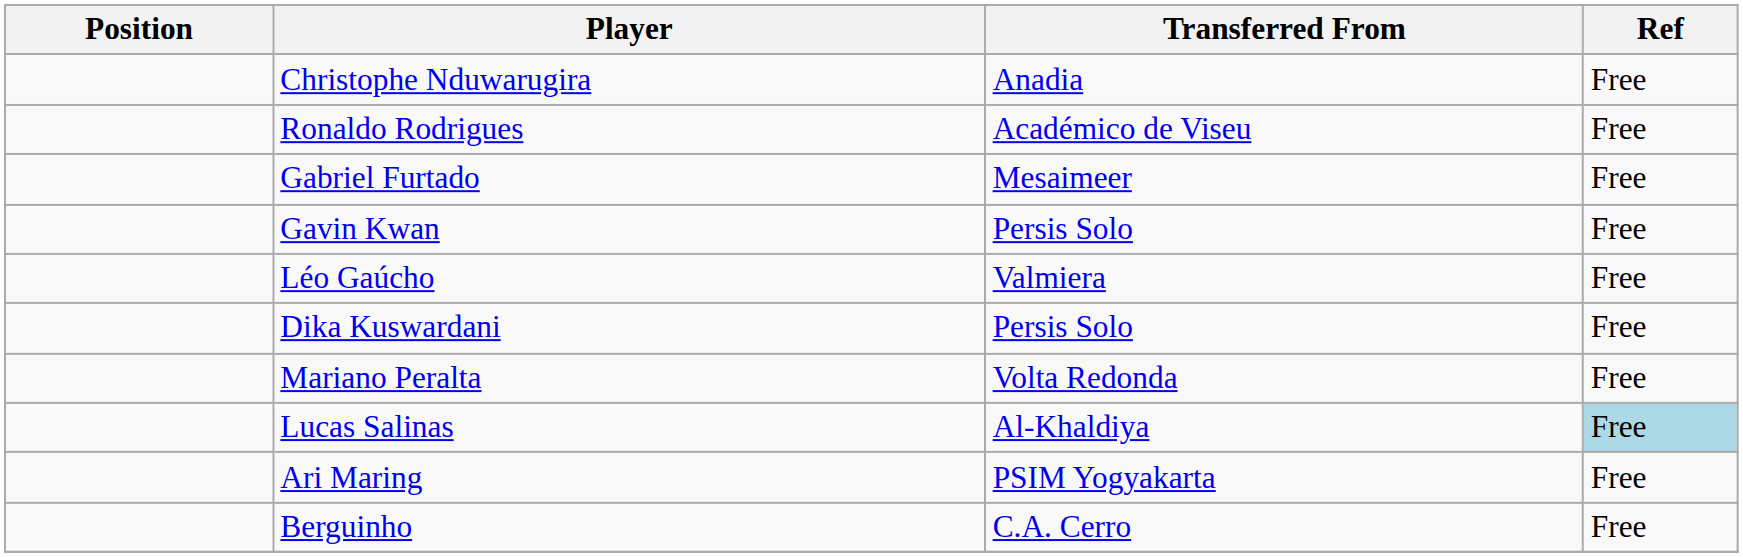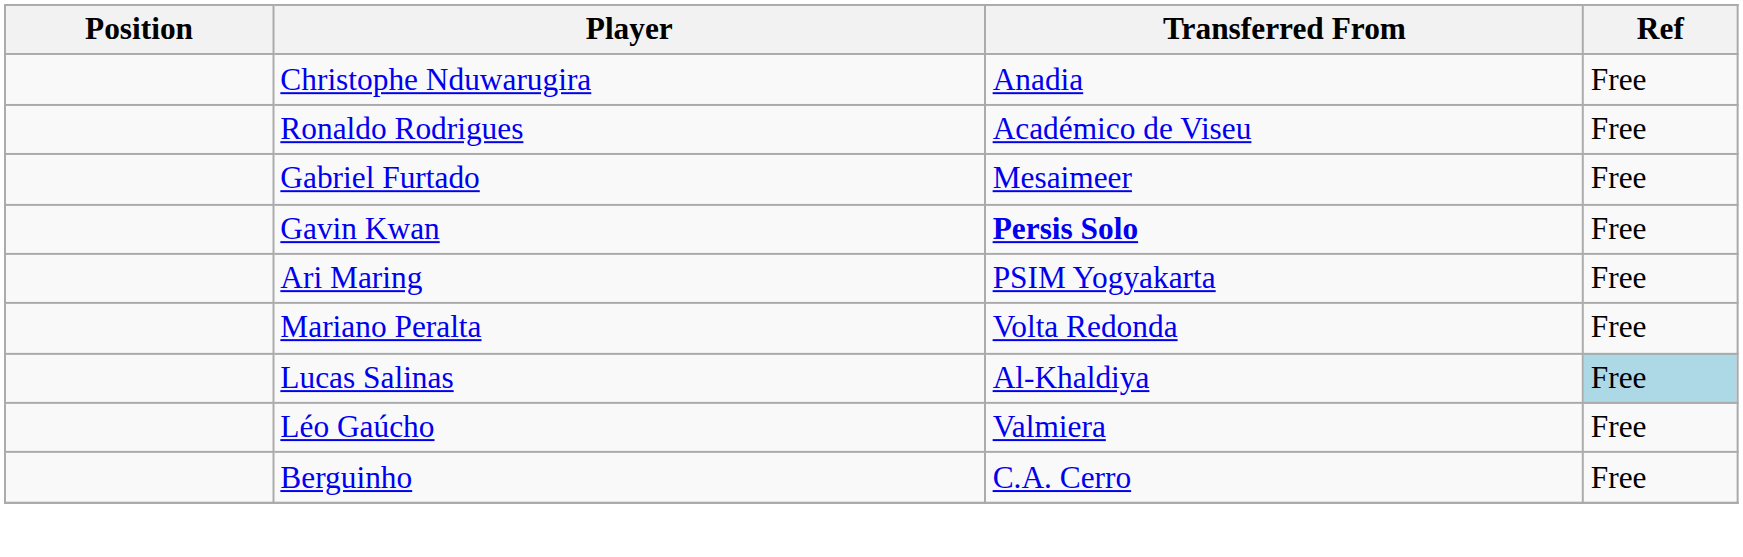(1063, 228) normal -> (1065, 228) bold
rows swapped: (351, 476) <-> (357, 278)
- row: (391, 327)
